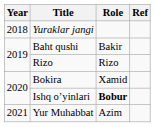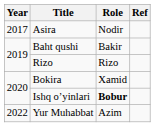+ row: (44, 29)
- row: (63, 29)
(17, 113) 2021 -> (17, 113) 2022
